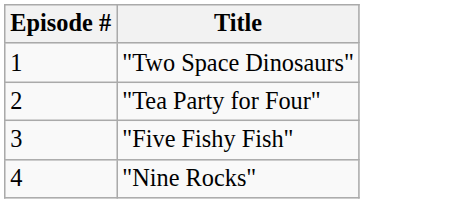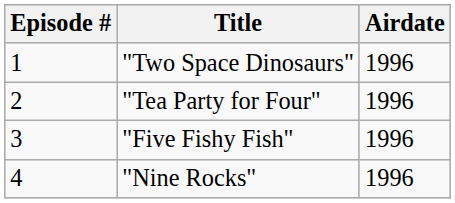+ column: (405, 23)
